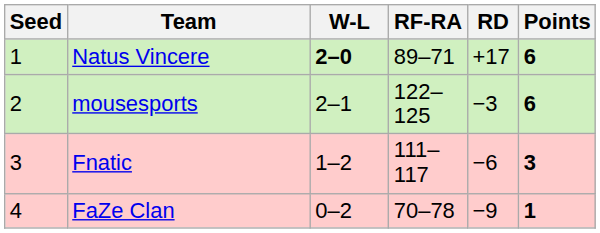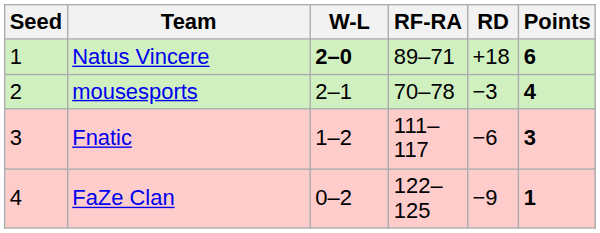(491, 56) +17 -> (491, 56) +18
(418, 103) 122–125 -> (424, 91) 70–78
(530, 103) 6 -> (530, 91) 4
(424, 210) 70–78 -> (418, 197) 122–125
